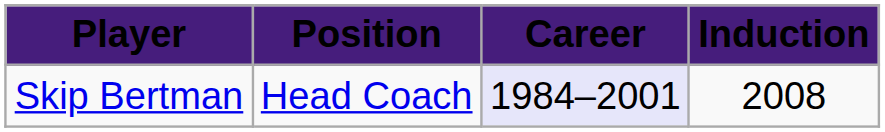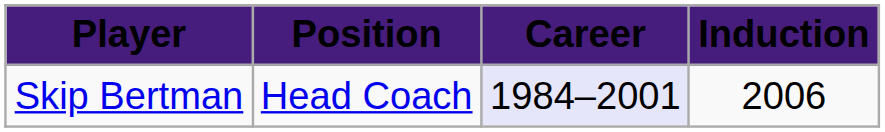(784, 95) 2008 -> (784, 95) 2006
